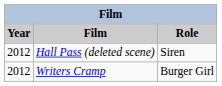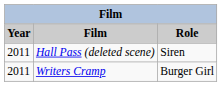(19, 52) 2012 -> (19, 52) 2011
(19, 72) 2012 -> (19, 72) 2011
